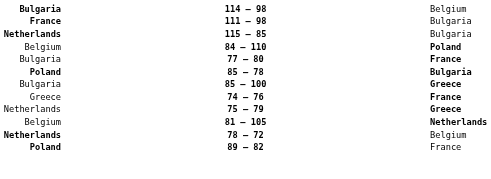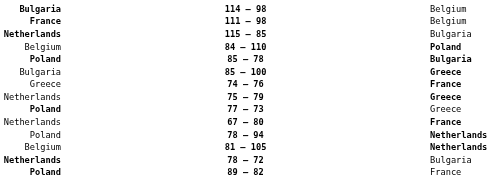(451, 21) Bulgaria -> (448, 21) Belgium
- row: (246, 59)
+ row: (246, 110)
+ row: (246, 122)
+ row: (246, 135)
(448, 135) Belgium -> (451, 160) Bulgaria
